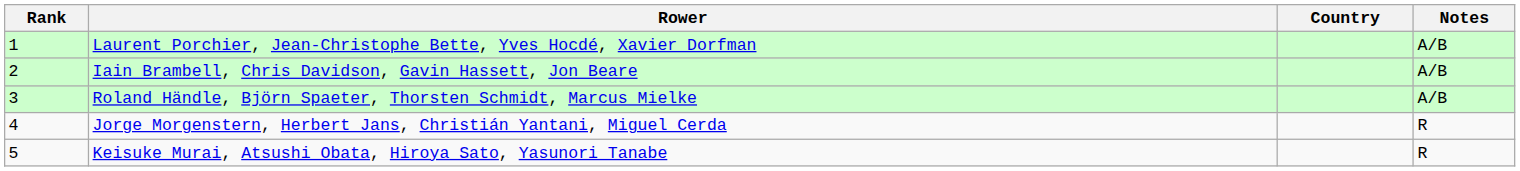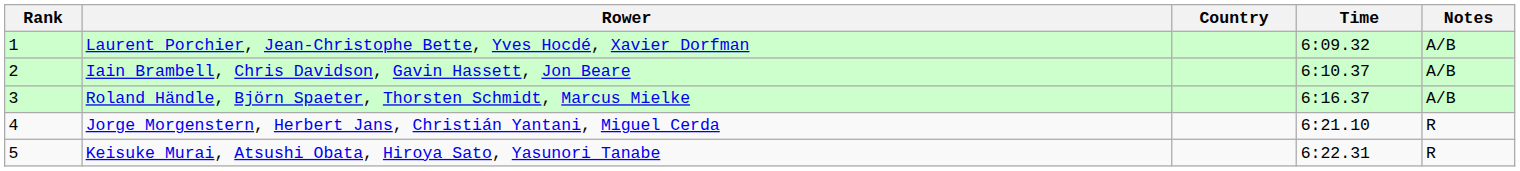+ column: (1359, 18)
